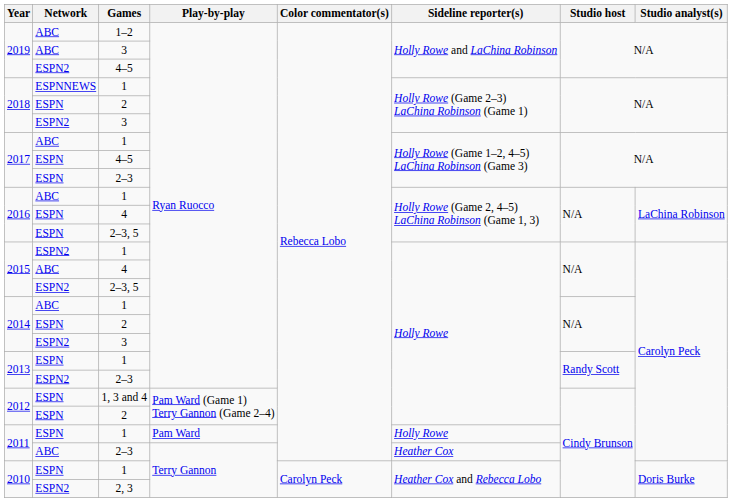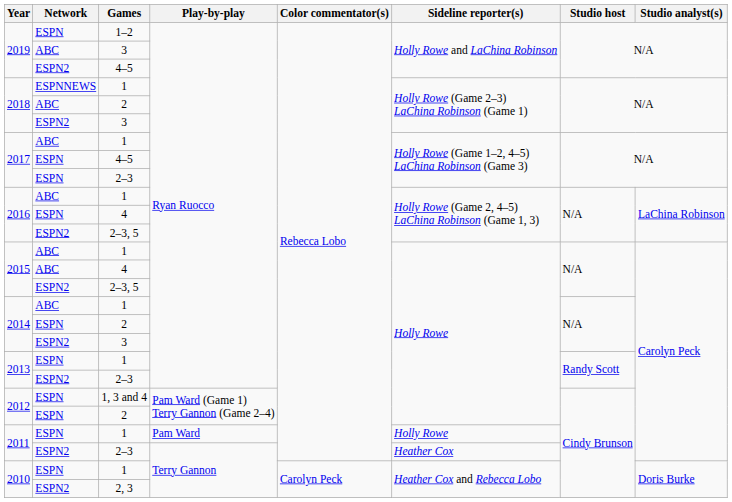(47, 31) ABC -> (49, 31) ESPN
(49, 104) ESPN -> (47, 104) ABC
(49, 232) ESPN -> (52, 232) ESPN2
(52, 251) ESPN2 -> (47, 251) ABC
(47, 452) ABC -> (52, 452) ESPN2
